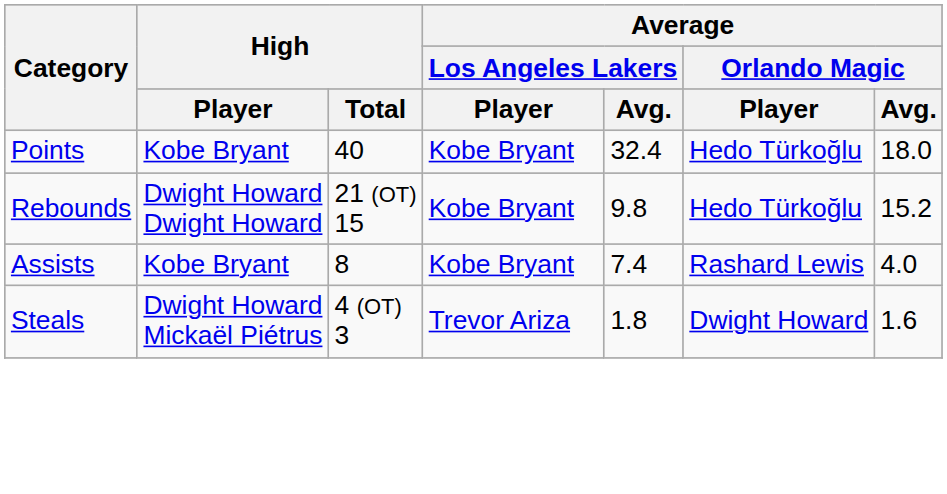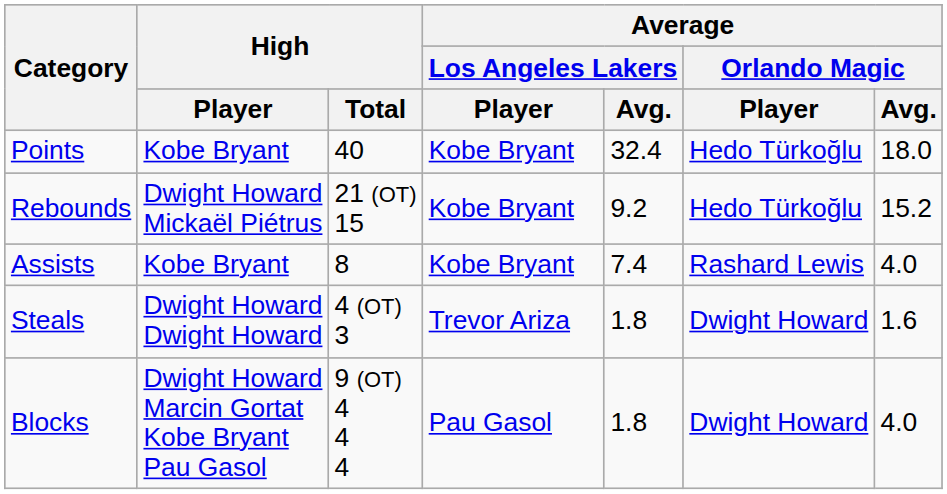(233, 207) Dwight Howard Dwight Howard -> (233, 207) Dwight Howard Mickaël Piétrus
(629, 207) 9.8 -> (629, 207) 9.2
(233, 321) Dwight Howard Mickaël Piétrus -> (233, 321) Dwight Howard Dwight Howard
+ row: (50, 422)
